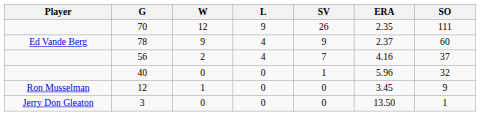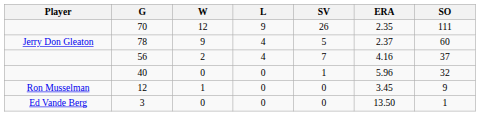(58, 42) Ed Vande Berg -> (58, 42) Jerry Don Gleaton
(324, 42) 9 -> (324, 42) 5
(58, 103) Jerry Don Gleaton -> (58, 103) Ed Vande Berg
